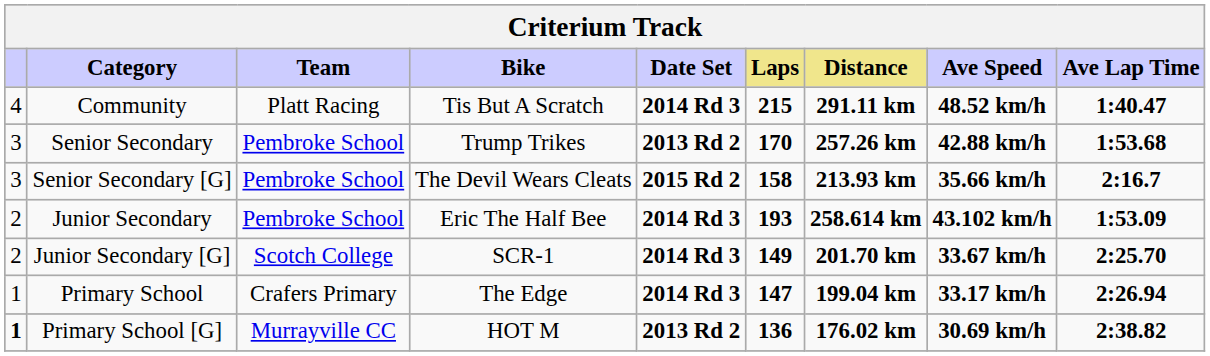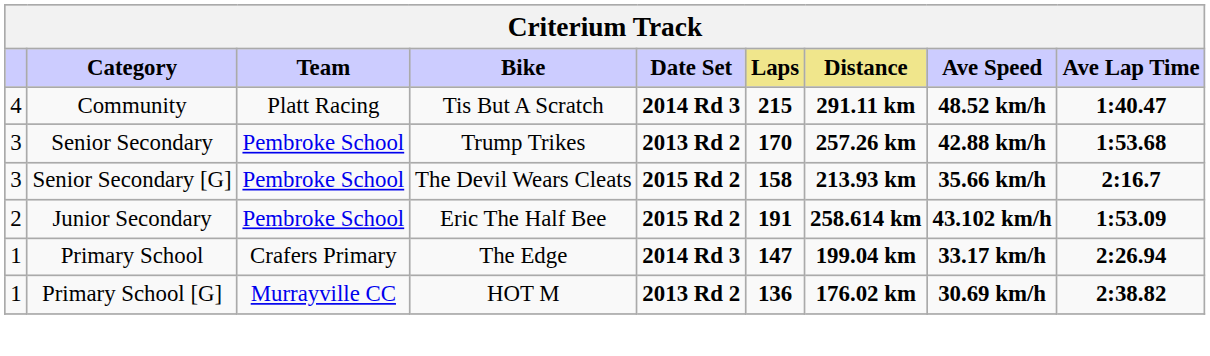(691, 218) 2014 Rd 3 -> (691, 218) 2015 Rd 2
(775, 218) 193 -> (775, 218) 191
- row: (132, 255)
(16, 331) bold -> (16, 293) normal
